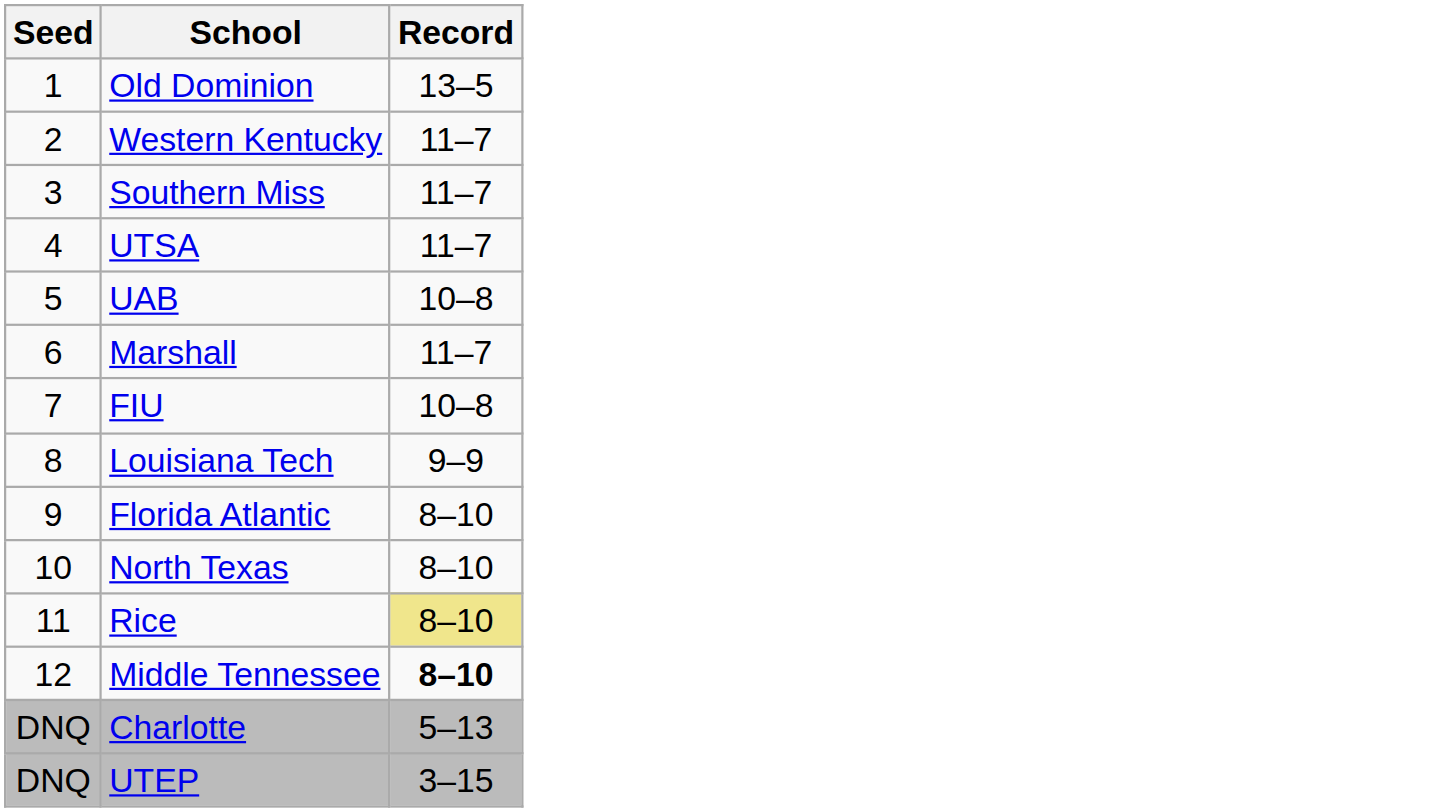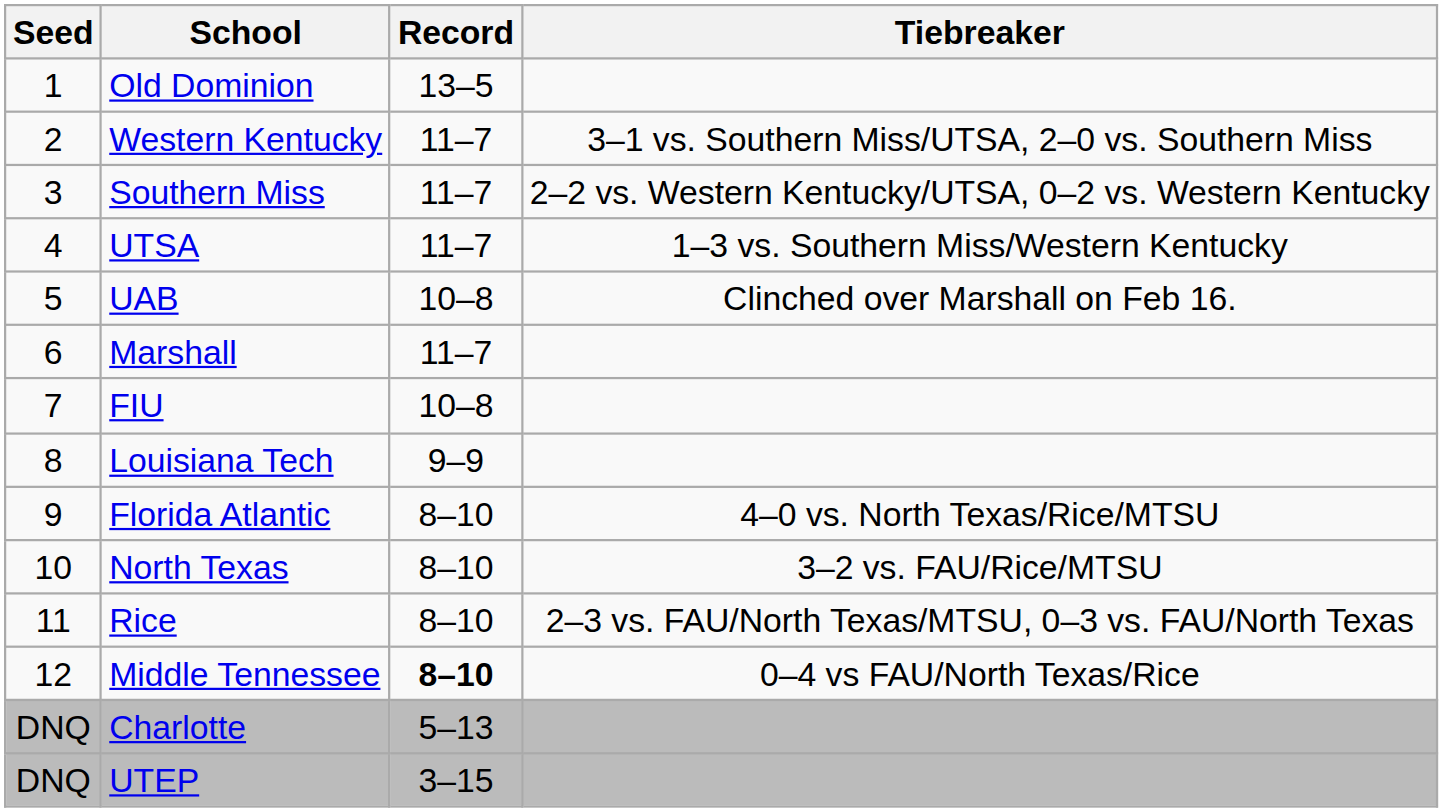+ column: (980, 32)
(456, 620) khaki background -> (456, 620) no background
